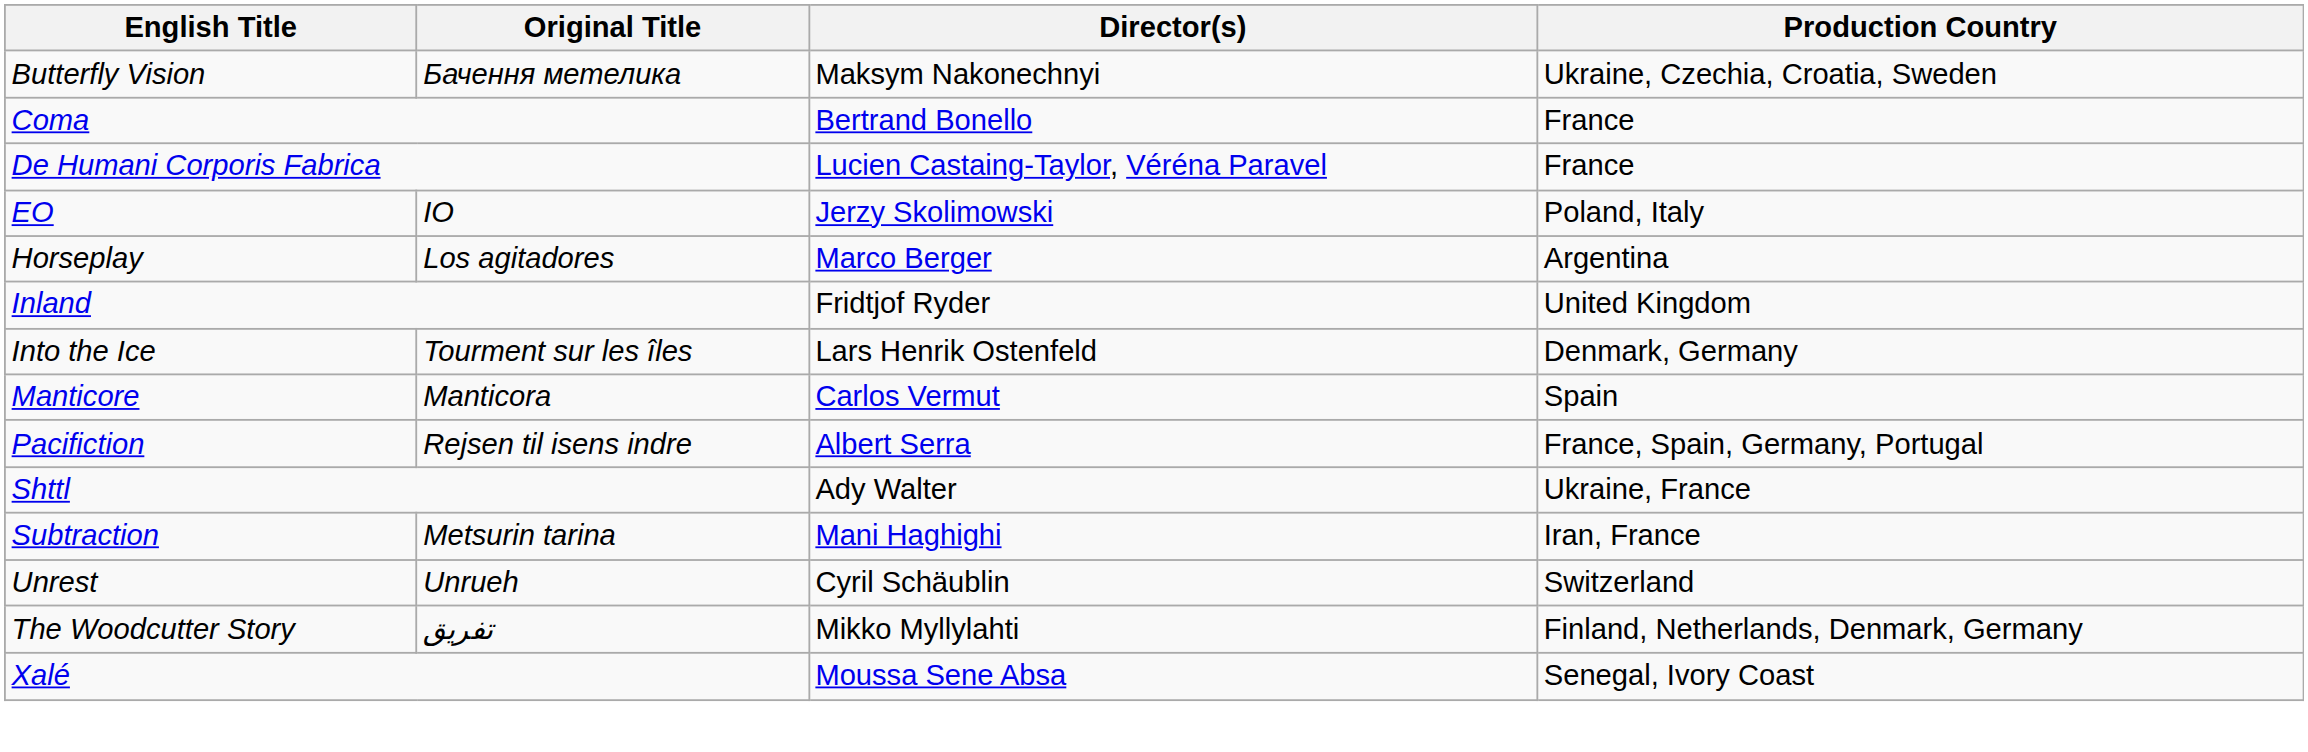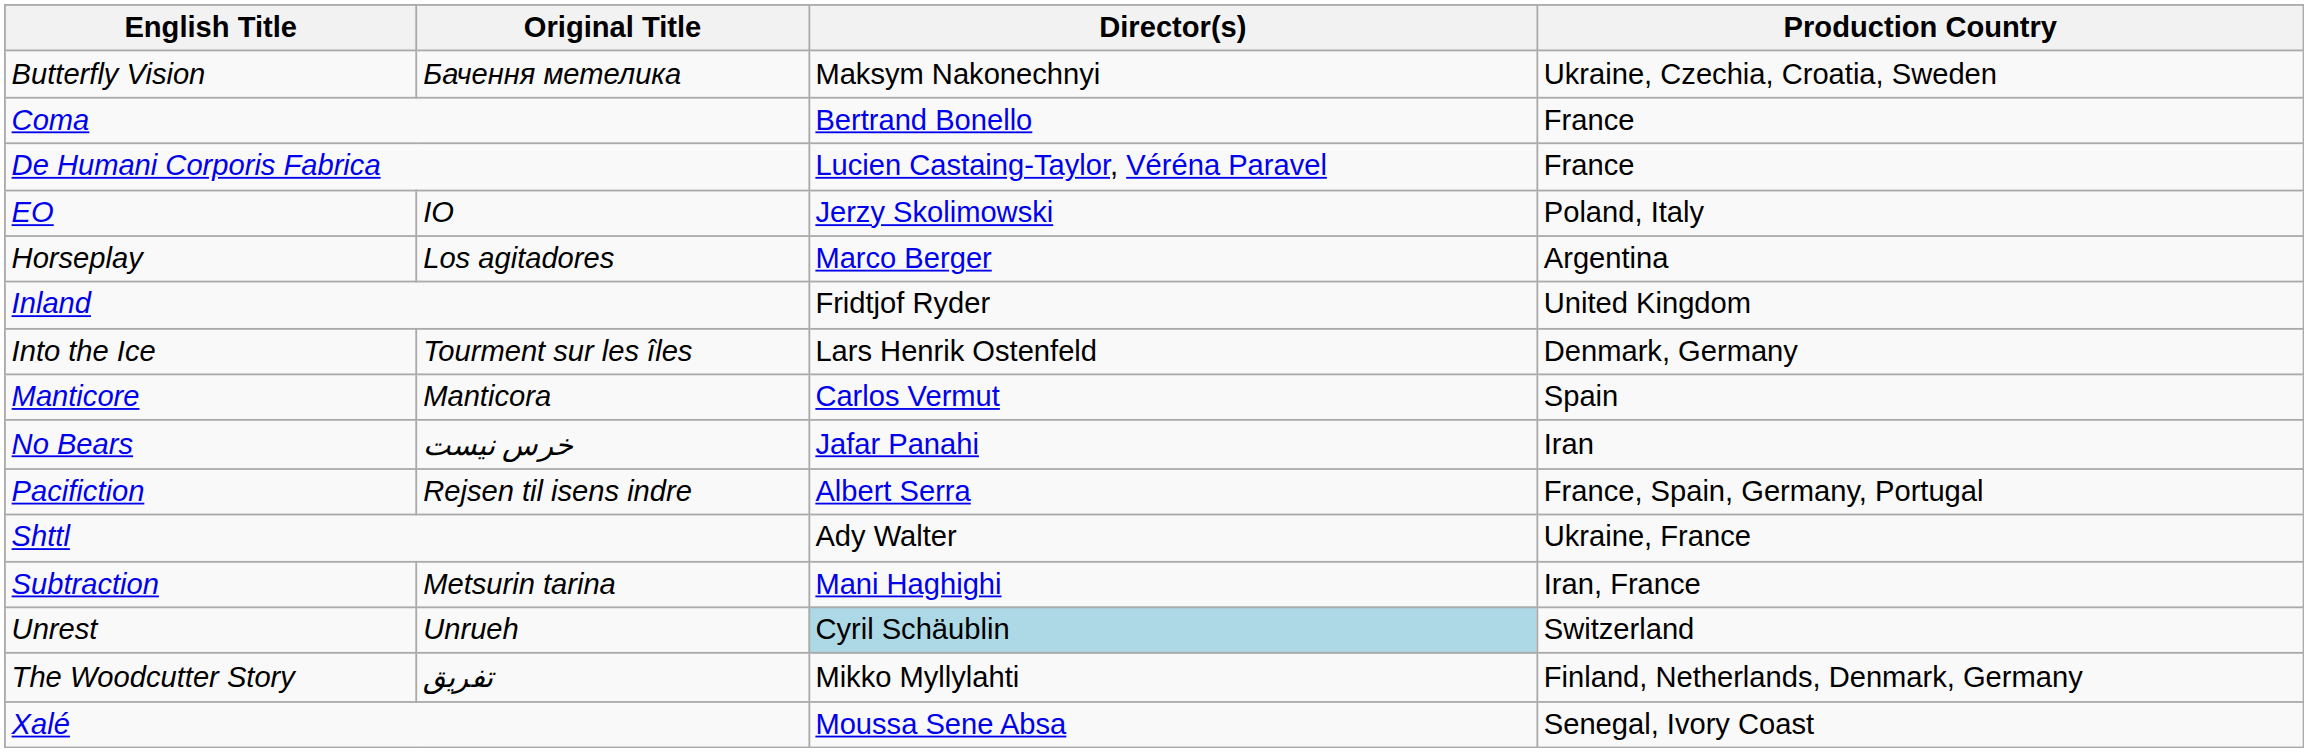+ row: (72, 444)
(912, 581) no background -> (912, 629) lightblue background
